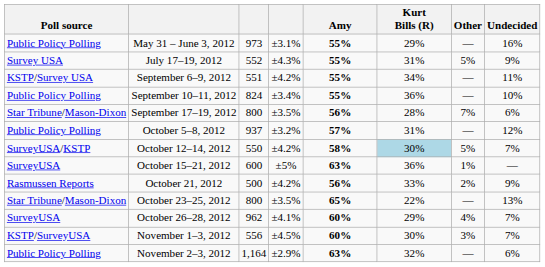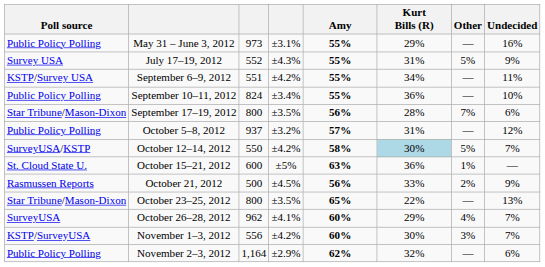(34, 165) SurveyUSA -> (47, 165) St. Cloud State U.
(286, 183) ±4.2% -> (286, 183) ±4.5%
(286, 235) ±4.5% -> (286, 235) ±4.2%
(340, 253) 63% -> (340, 253) 62%
